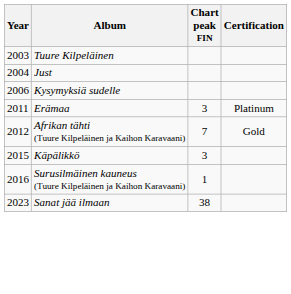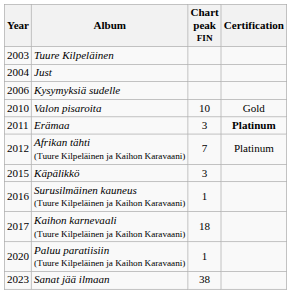+ row: (68, 108)
(254, 108) normal -> (254, 125) bold
(254, 131) Gold -> (254, 149) Platinum
+ row: (110, 226)
+ row: (110, 256)
